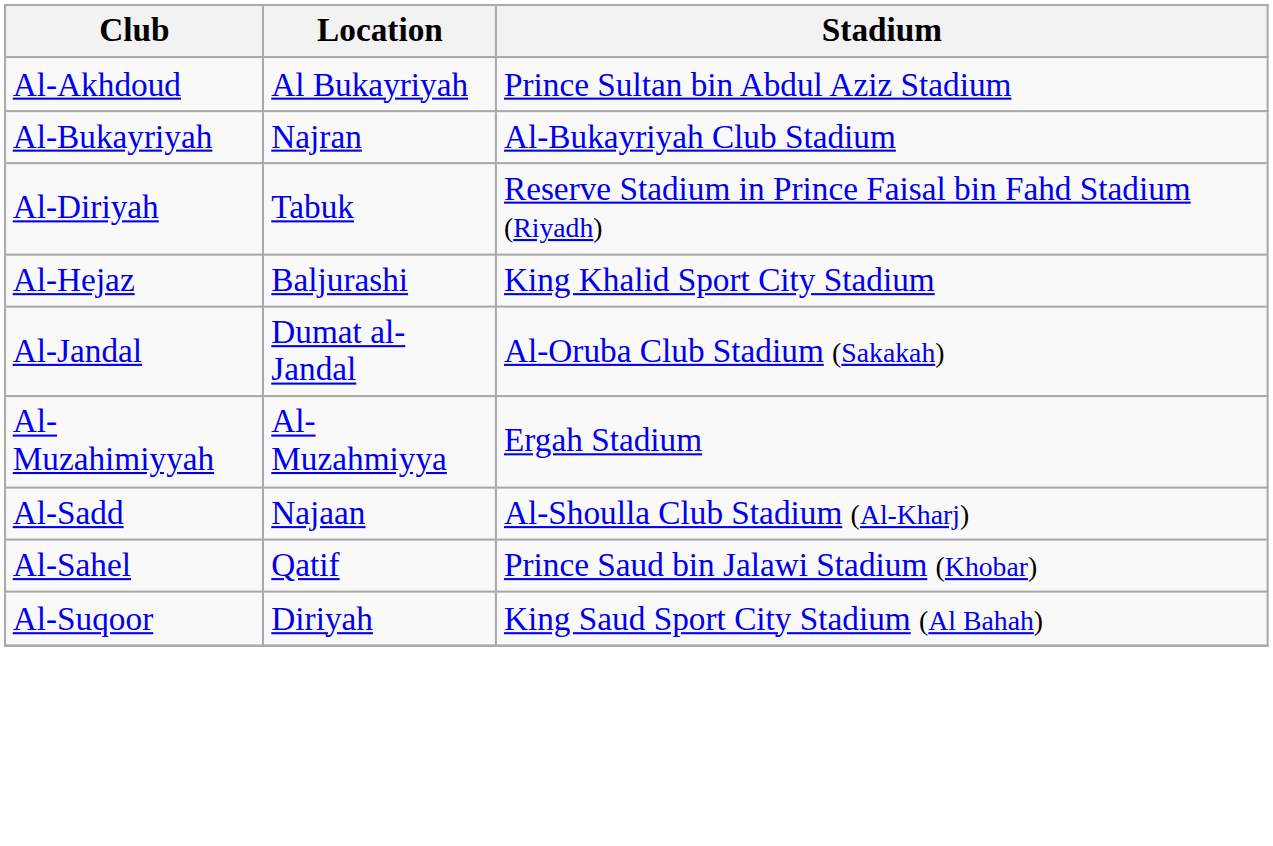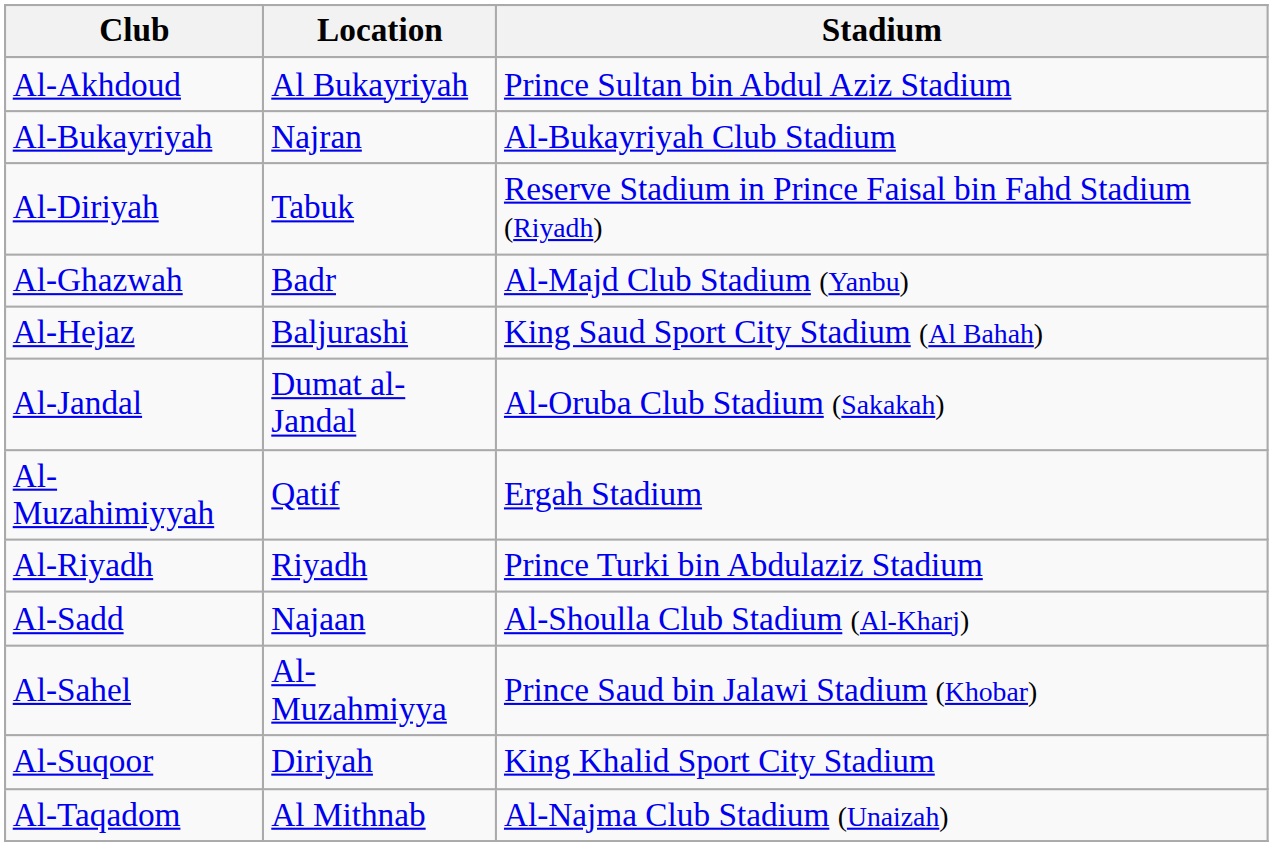+ row: (98, 279)
(719, 279) King Khalid Sport City Stadium -> (774, 332) King Saud Sport City Stadium (Al Bahah)
(359, 441) Al-Muzahmiyya -> (305, 493) Qatif
+ row: (83, 565)
(305, 565) Qatif -> (359, 689) Al-Muzahmiyya
(774, 618) King Saud Sport City Stadium (Al Bahah) -> (719, 761) King Khalid Sport City Stadium
+ row: (97, 814)
